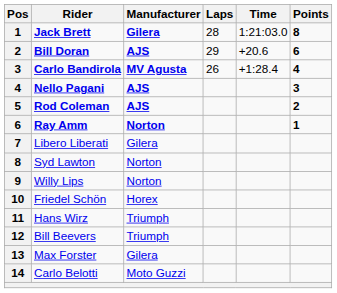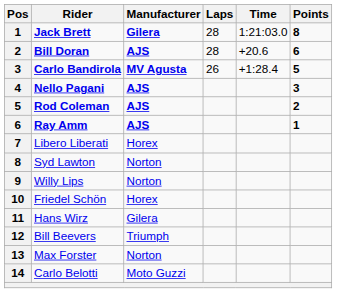(213, 51) 29 -> (213, 51) 28
(296, 69) 4 -> (296, 69) 5
(146, 125) Norton -> (138, 125) AJS
(142, 144) Gilera -> (142, 144) Horex
(148, 218) Triumph -> (142, 218) Gilera
(142, 255) Gilera -> (144, 255) Norton
